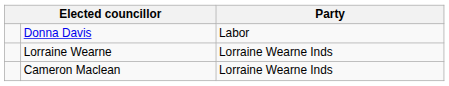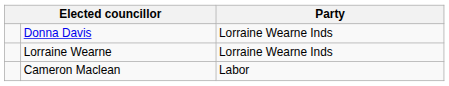(234, 33) Labor -> (276, 33) Lorraine Wearne Inds
(276, 71) Lorraine Wearne Inds -> (234, 71) Labor
